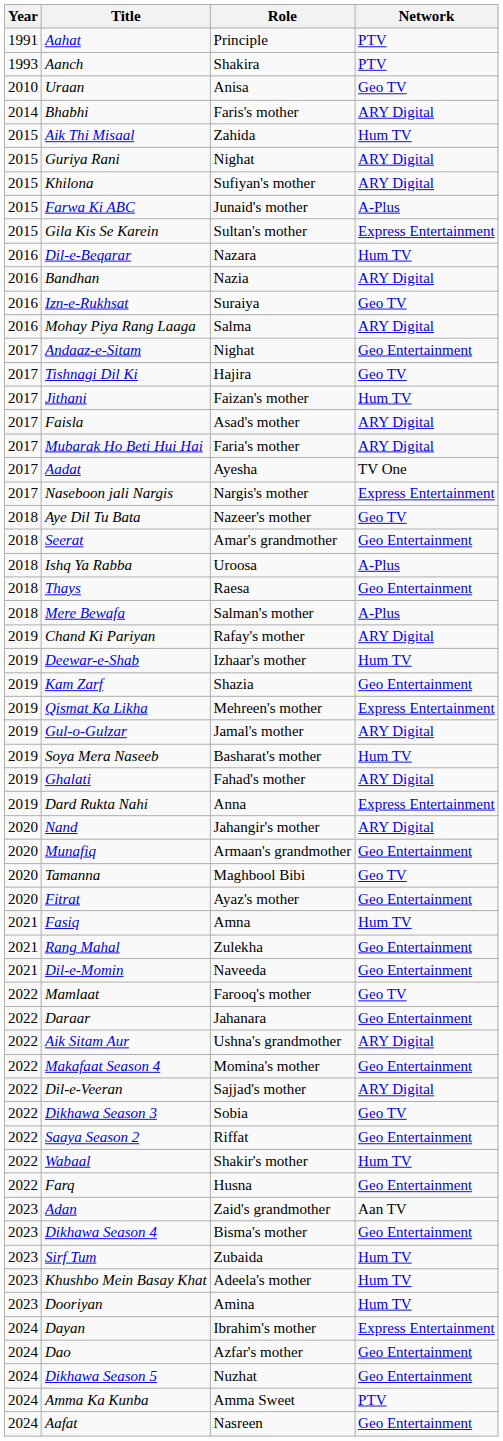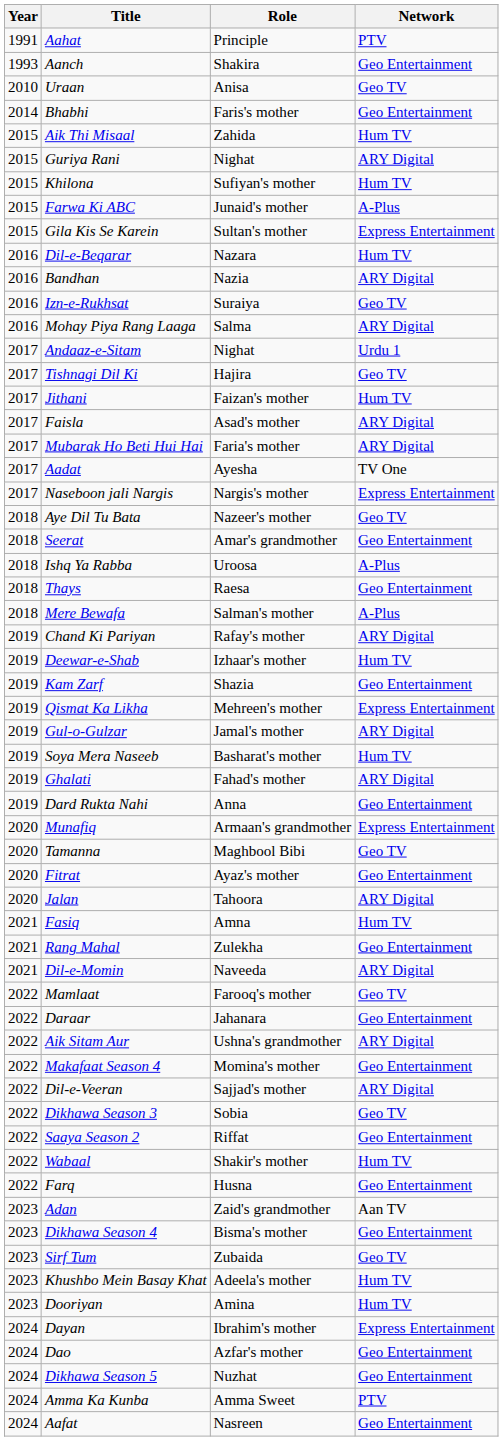(372, 64) PTV -> (415, 64) Geo Entertainment
(396, 111) ARY Digital -> (415, 111) Geo Entertainment
(396, 183) ARY Digital -> (385, 183) Hum TV
(415, 350) Geo Entertainment -> (379, 350) Urdu 1
(426, 803) Express Entertainment -> (415, 803) Geo Entertainment
- row: (61, 827)
(415, 851) Geo Entertainment -> (426, 827) Express Entertainment
+ row: (62, 898)
(415, 970) Geo Entertainment -> (396, 970) ARY Digital
(385, 1256) Hum TV -> (382, 1256) Geo TV
